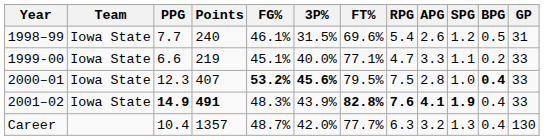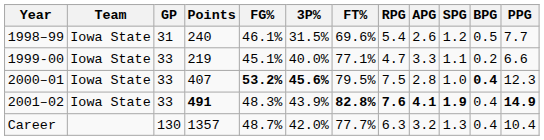columns swapped: (524, 15) <-> (173, 15)
